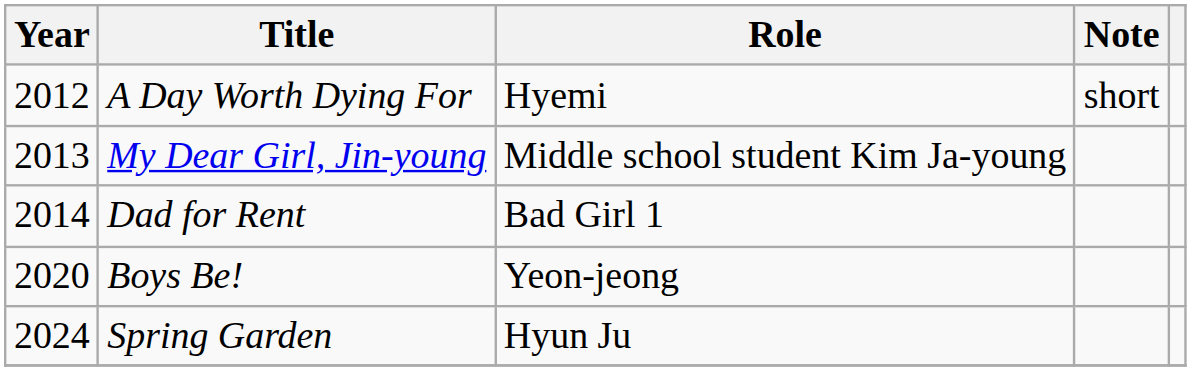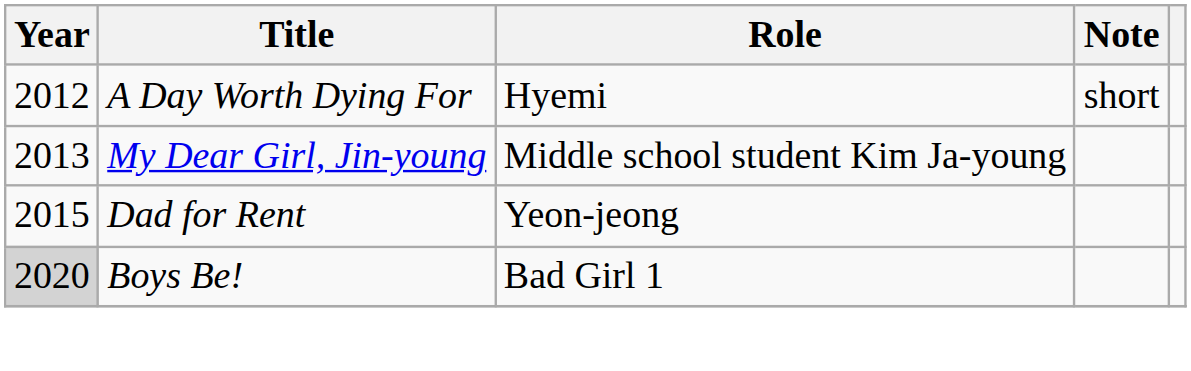(52, 214) 2014 -> (52, 214) 2015
(584, 214) Bad Girl 1 -> (591, 214) Yeon-jeong
(52, 275) no background -> (52, 275) lightgrey background
(591, 275) Yeon-jeong -> (584, 275) Bad Girl 1
- row: (220, 335)
